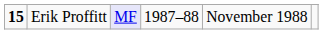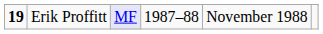(16, 16) 15 -> (16, 16) 19
